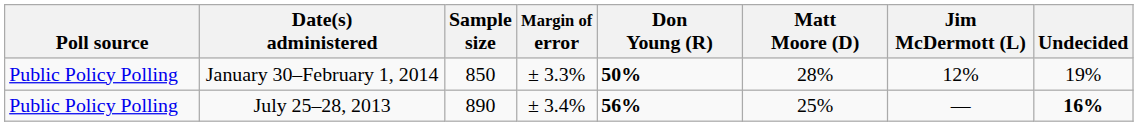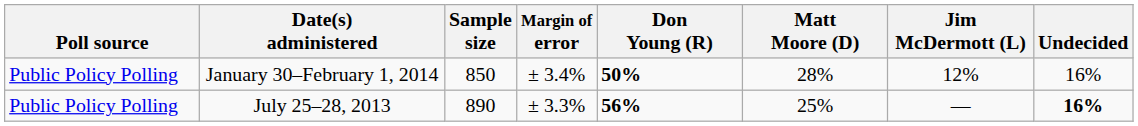(557, 74) ± 3.3% -> (557, 74) ± 3.4%
(1083, 74) 19% -> (1083, 74) 16%
(557, 105) ± 3.4% -> (557, 105) ± 3.3%
